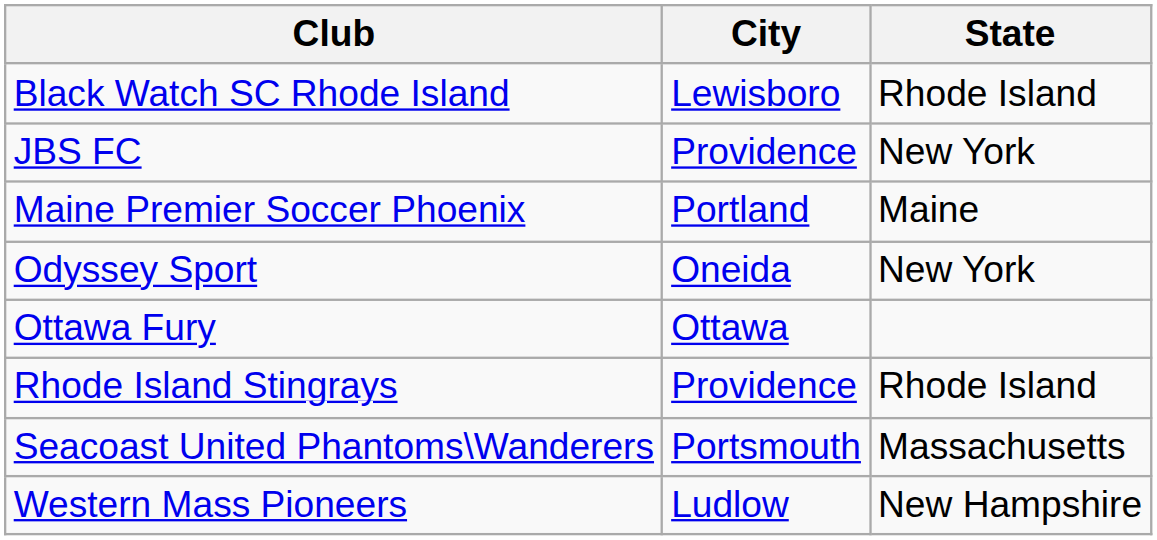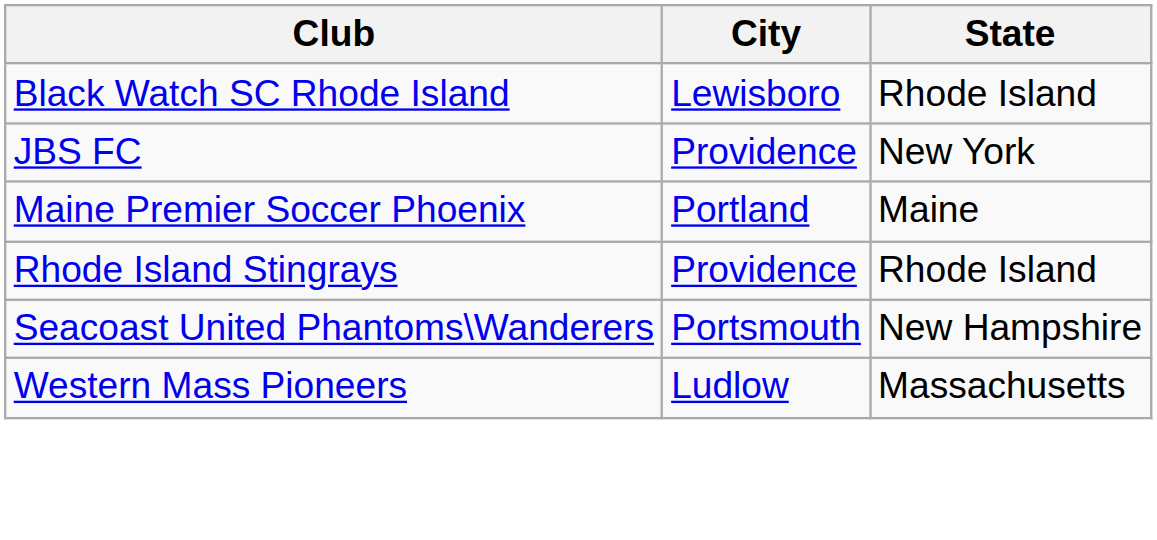- row: (135, 269)
- row: (115, 328)
(1002, 446) Massachusetts -> (1010, 328) New Hampshire
(1010, 504) New Hampshire -> (1002, 387) Massachusetts
